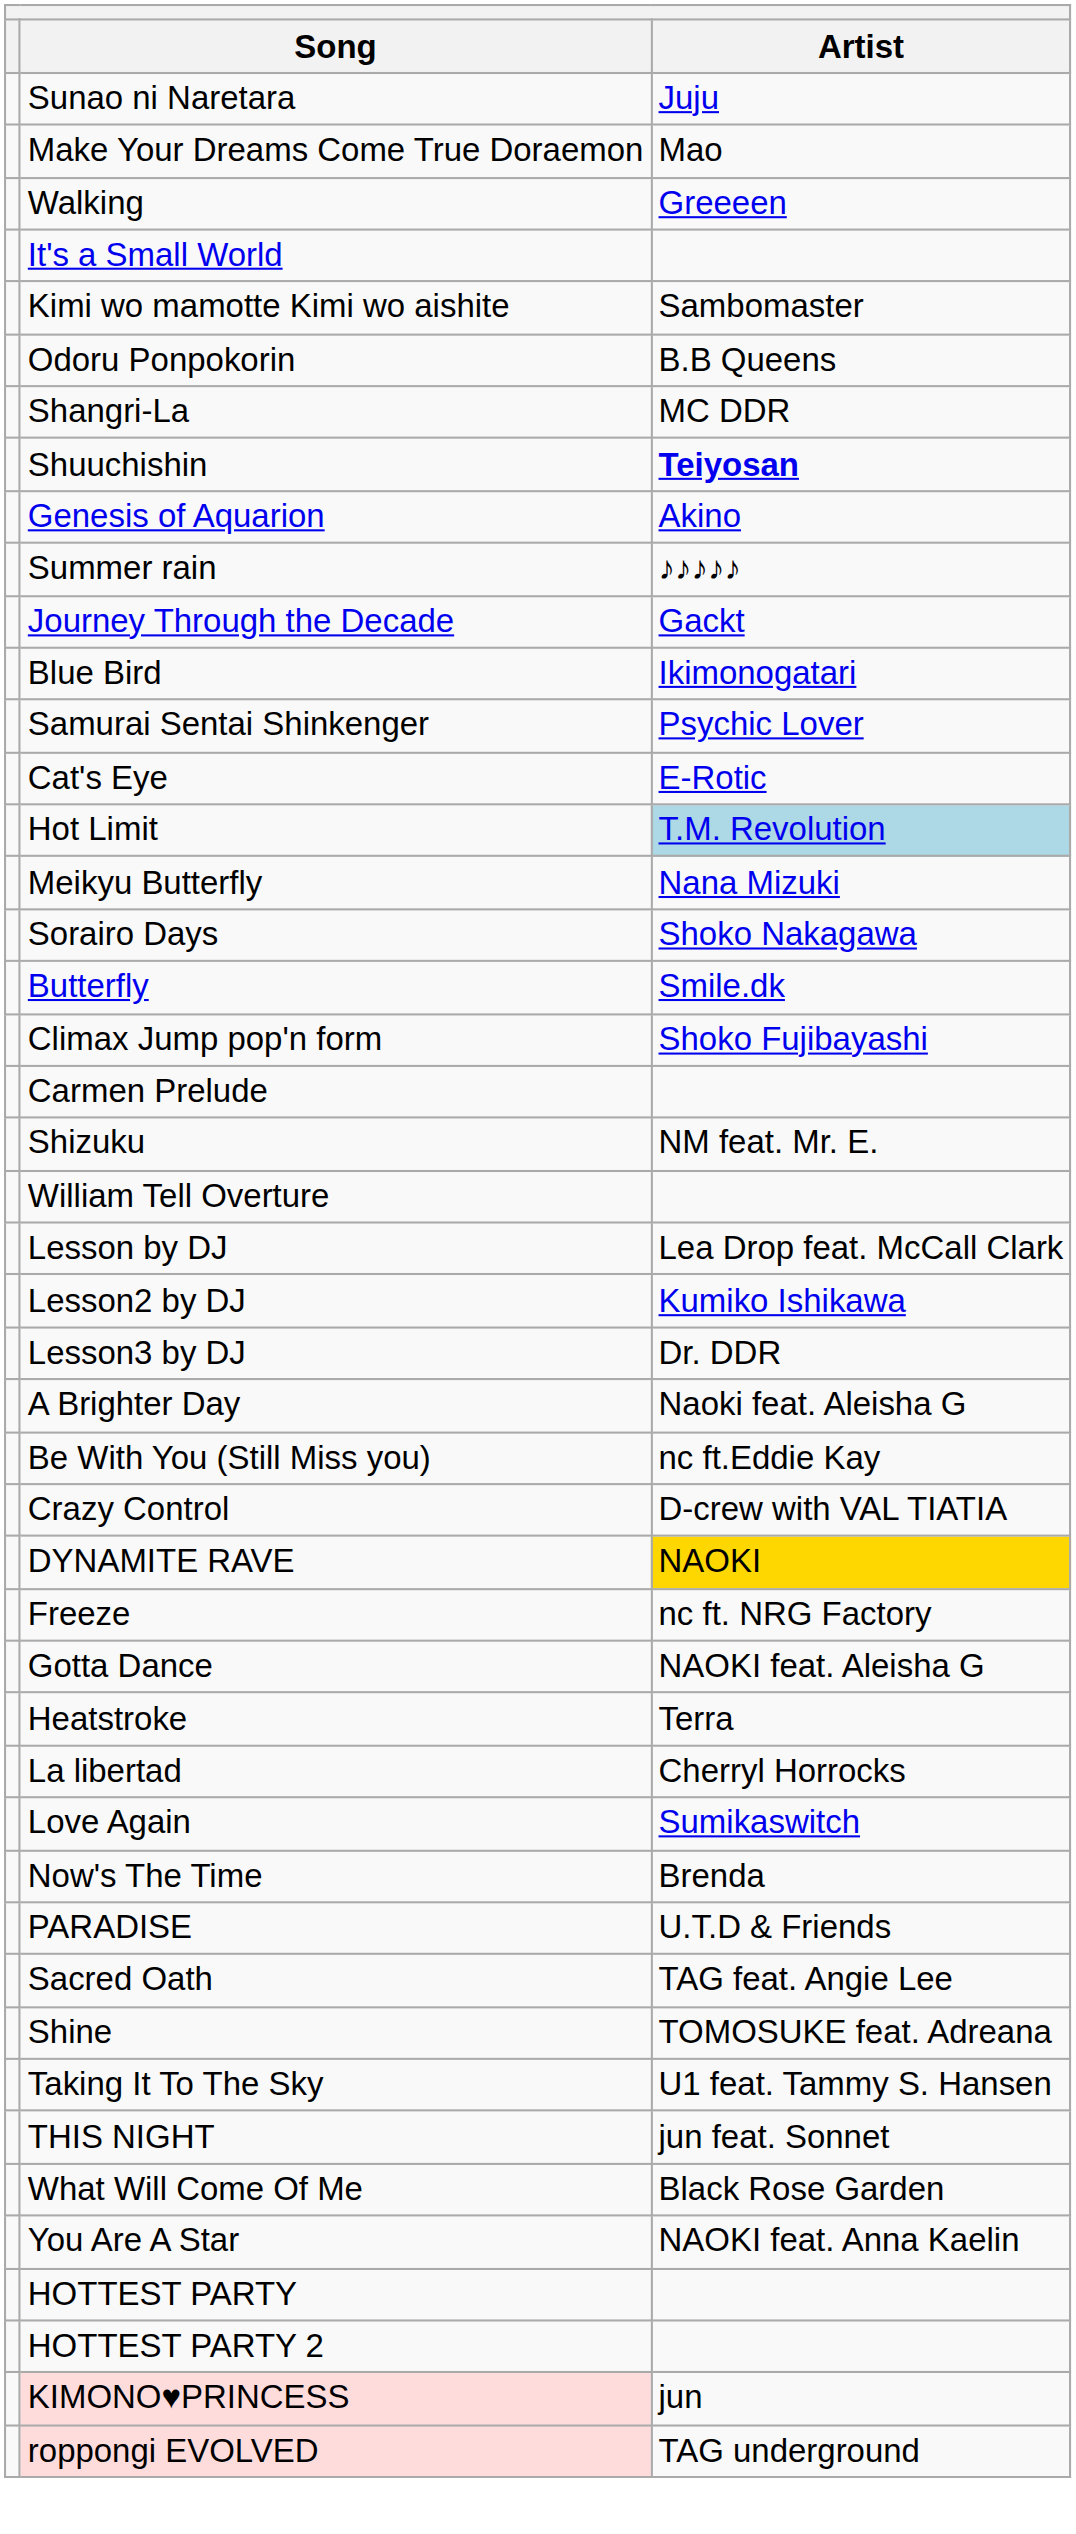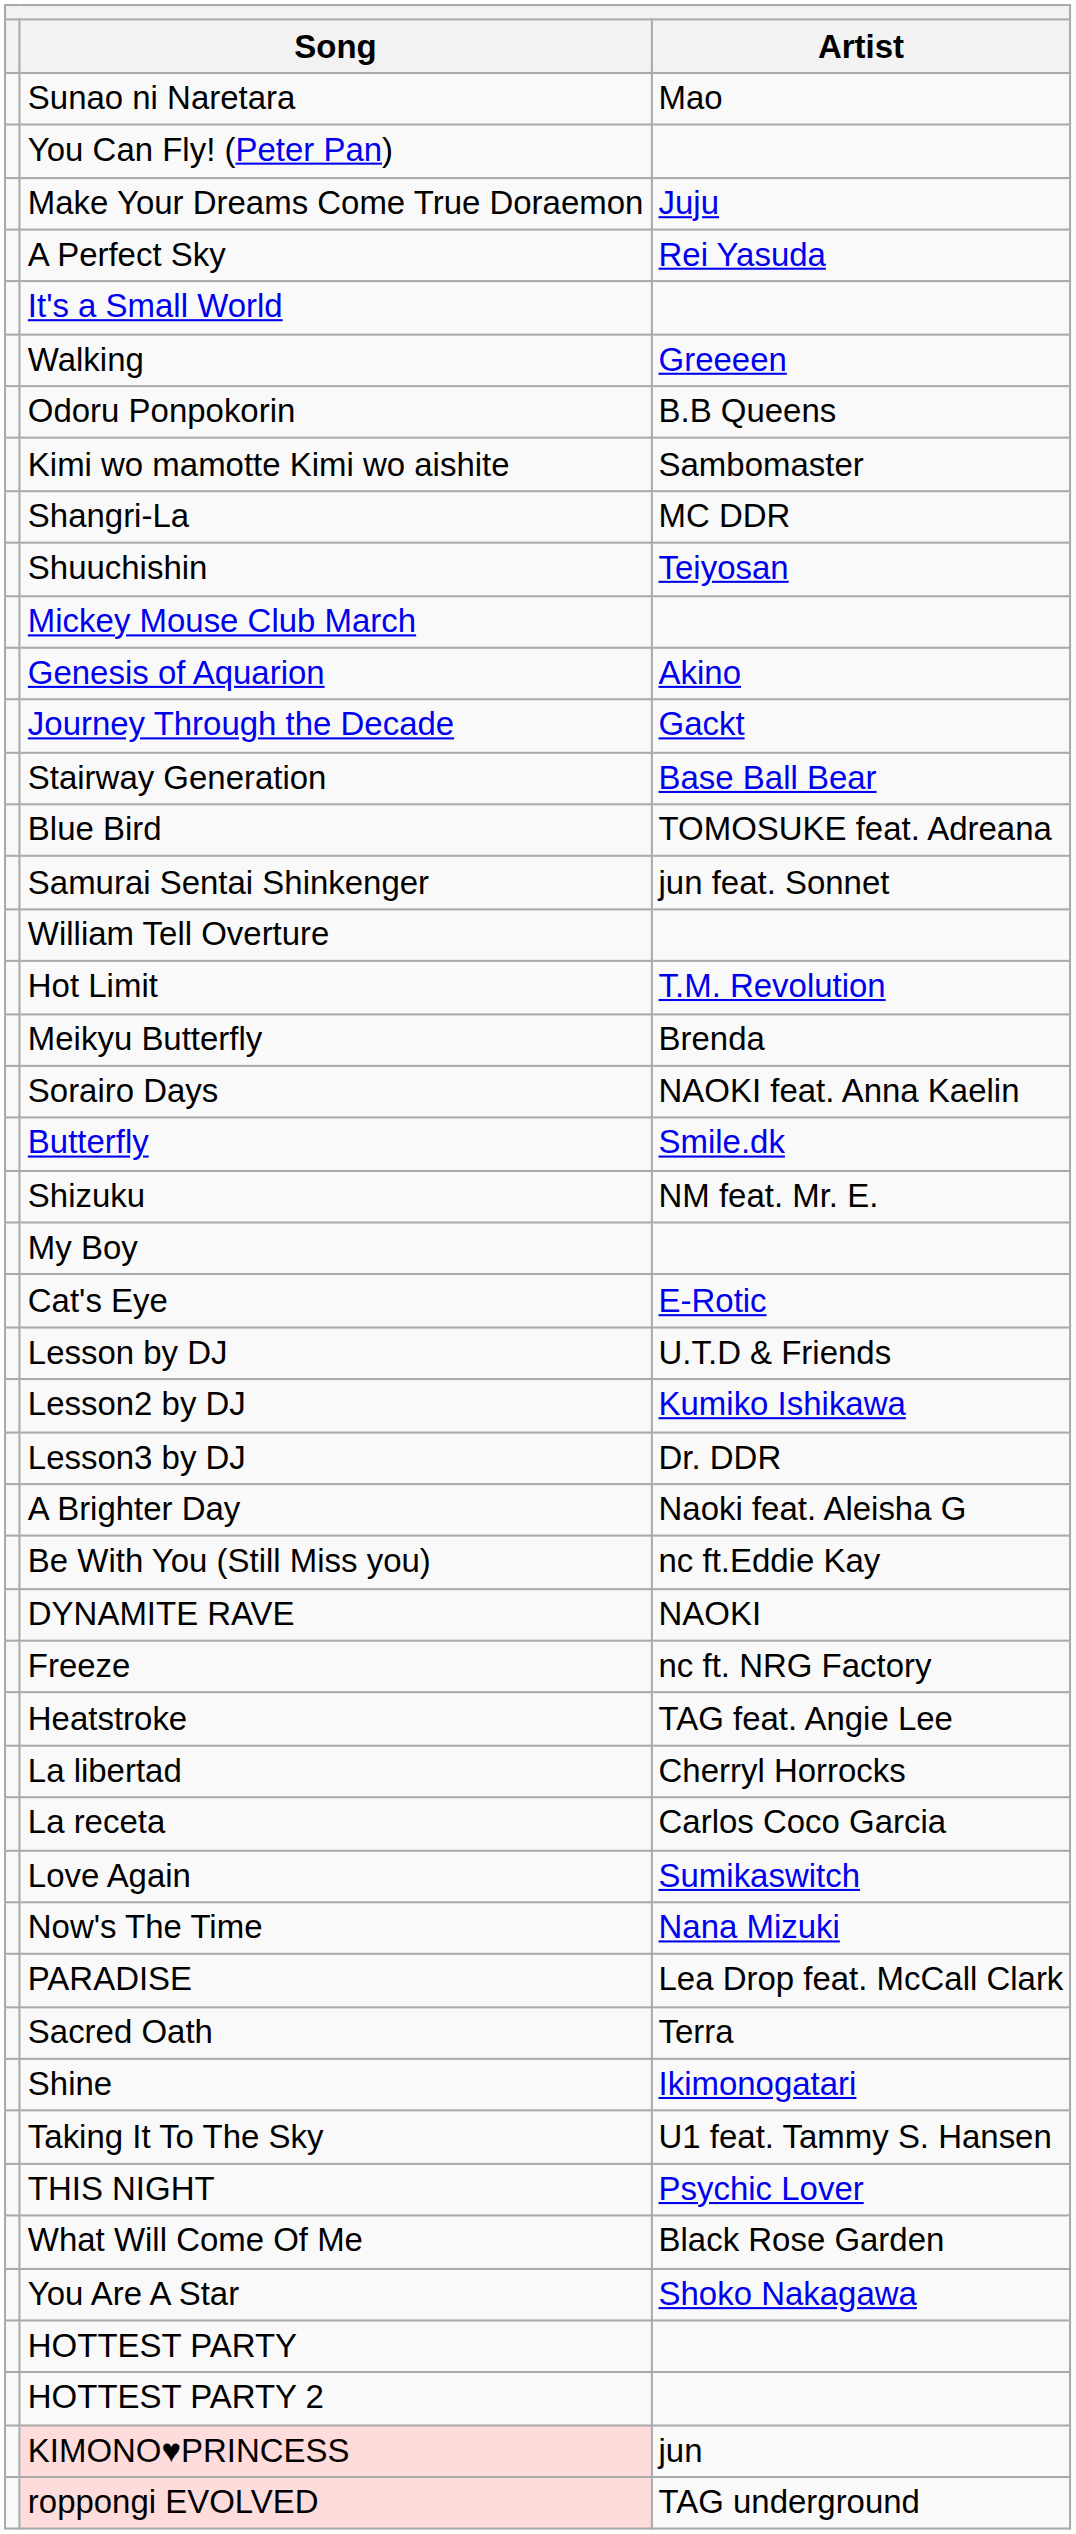(689, 98) Juju -> (691, 98) Mao
+ row: (210, 150)
(691, 150) Mao -> (689, 202) Juju
+ row: (127, 254)
rows swapped: (86, 202) <-> (155, 254)
rows swapped: (269, 307) <-> (162, 359)
(729, 464) bold -> (724, 568) normal
+ row: (222, 620)
- row: (122, 568)
+ row: (177, 777)
(757, 673) Ikimonogatari -> (855, 829) TOMOSUKE feat. Adreana
(761, 725) Psychic Lover -> (774, 882) jun feat. Sonnet
rows swapped: (98, 777) <-> (179, 1195)
(772, 829) lightblue background -> (772, 986) no background
(749, 882) Nana Mizuki -> (712, 1039) Brenda
(788, 934) Shoko Nakagawa -> (839, 1091) NAOKI feat. Anna Kaelin
- row: (205, 1039)
- row: (148, 1091)
+ row: (83, 1248)
(861, 1248) Lea Drop feat. McCall Clark -> (775, 1352) U.T.D & Friends
- row: (129, 1509)
(710, 1561) gold background -> (710, 1614) no background
- row: (120, 1666)
(696, 1718) Terra -> (806, 1718) TAG feat. Angie Lee
+ row: (97, 1823)
(712, 1875) Brenda -> (749, 1927) Nana Mizuki
(775, 1927) U.T.D & Friends -> (861, 1979) Lea Drop feat. McCall Clark
(806, 1979) TAG feat. Angie Lee -> (696, 2032) Terra
(855, 2032) TOMOSUKE feat. Adreana -> (757, 2084) Ikimonogatari
(774, 2136) jun feat. Sonnet -> (761, 2189) Psychic Lover
(839, 2241) NAOKI feat. Anna Kaelin -> (788, 2293) Shoko Nakagawa
